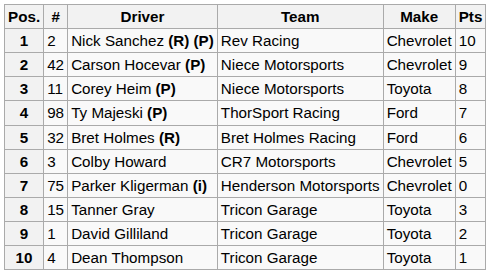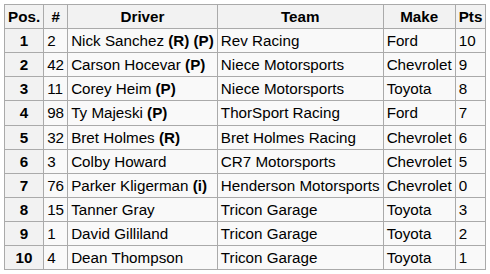(419, 41) Chevrolet -> (402, 41) Ford
(402, 137) Ford -> (419, 137) Chevrolet
(56, 185) 75 -> (56, 185) 76
